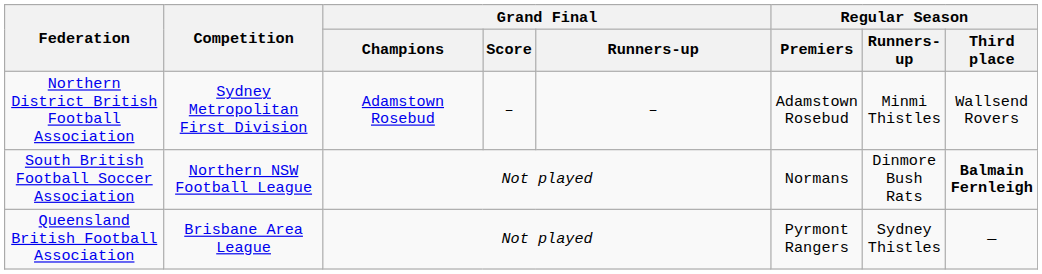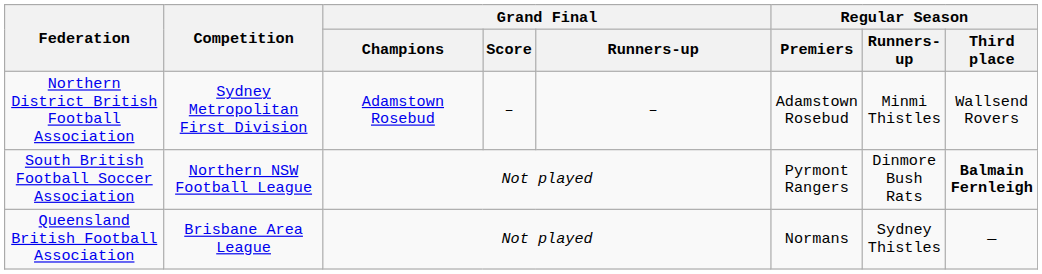(817, 179) Normans -> (817, 179) Pyrmont Rangers
(817, 239) Pyrmont Rangers -> (817, 239) Normans
